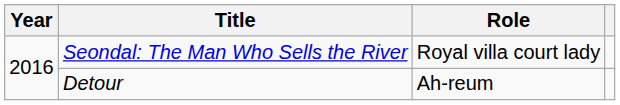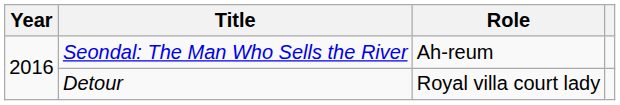(508, 52) Royal villa court lady -> (455, 52) Ah-reum
(455, 83) Ah-reum -> (508, 83) Royal villa court lady
